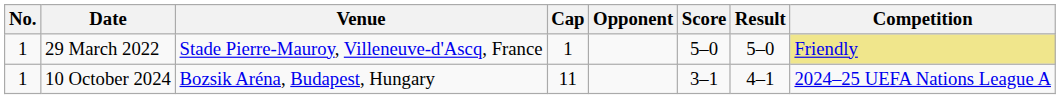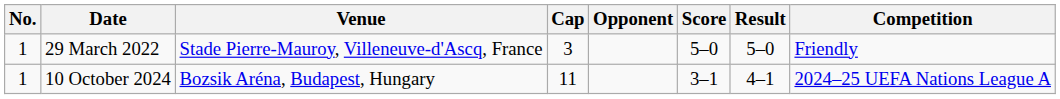(568, 49) 1 -> (568, 49) 3
(826, 49) khaki background -> (826, 49) no background
